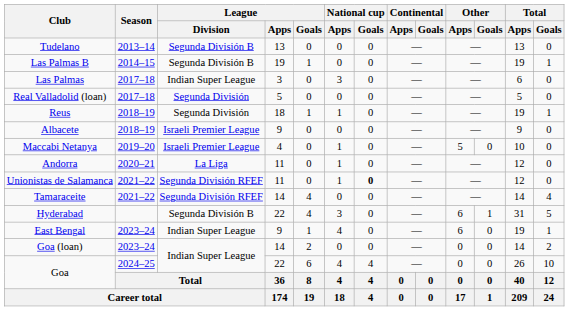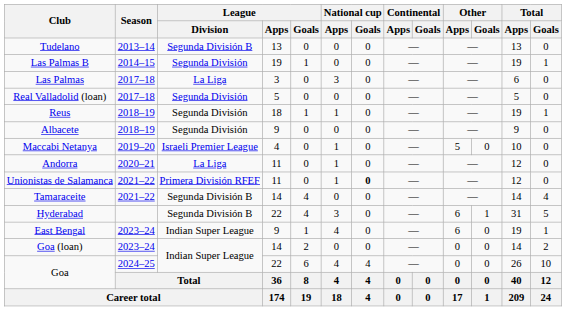(211, 63) Segunda División B -> (210, 63) Segunda División
(211, 79) Indian Super League -> (210, 79) La Liga
(211, 130) Israeli Premier League -> (210, 130) Segunda División
(211, 180) Segunda División RFEF -> (210, 180) Primera División RFEF
(211, 197) Segunda División RFEF -> (210, 197) Segunda División B
